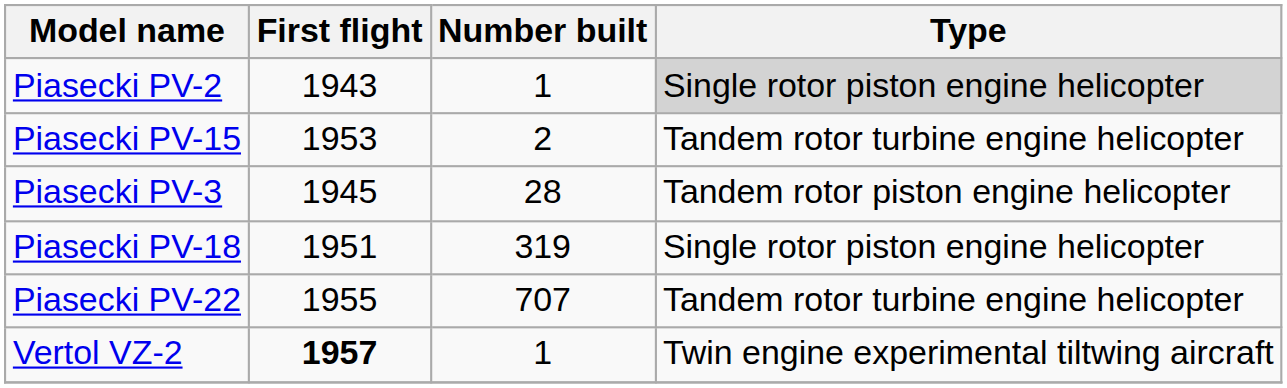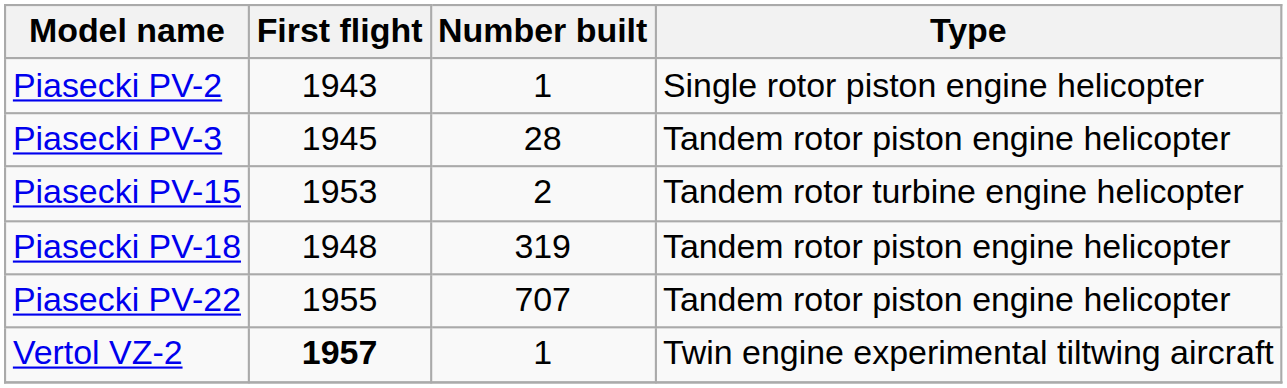(934, 85) lightgrey background -> (934, 85) no background
rows swapped: (118, 192) <-> (127, 138)
(340, 246) 1951 -> (340, 246) 1948
(934, 246) Single rotor piston engine helicopter -> (947, 246) Tandem rotor piston engine helicopter
(953, 300) Tandem rotor turbine engine helicopter -> (947, 300) Tandem rotor piston engine helicopter
